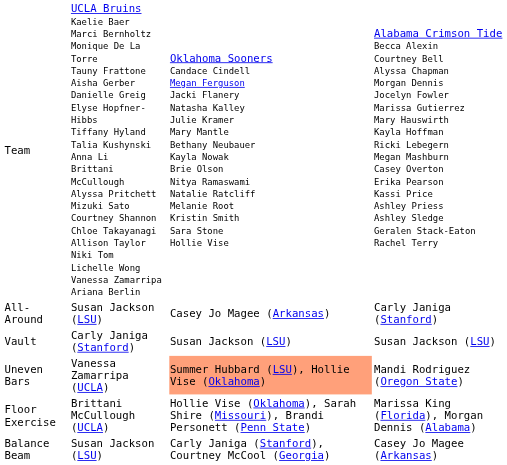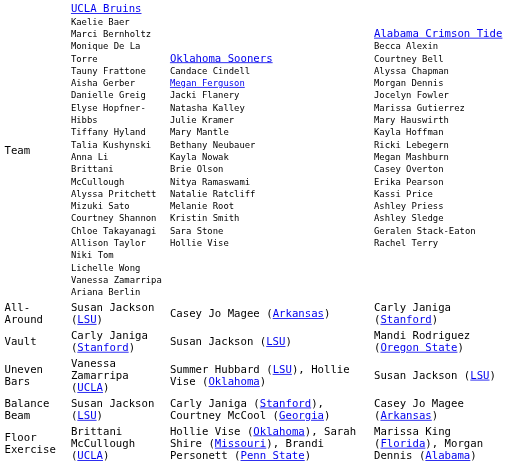(435, 341) Susan Jackson (LSU) -> (422, 341) Mandi Rodriguez (Oregon State)
(260, 375) lightsalmon background -> (260, 375) no background
(422, 375) Mandi Rodriguez (Oregon State) -> (435, 375) Susan Jackson (LSU)
rows swapped: (27, 449) <-> (30, 415)
